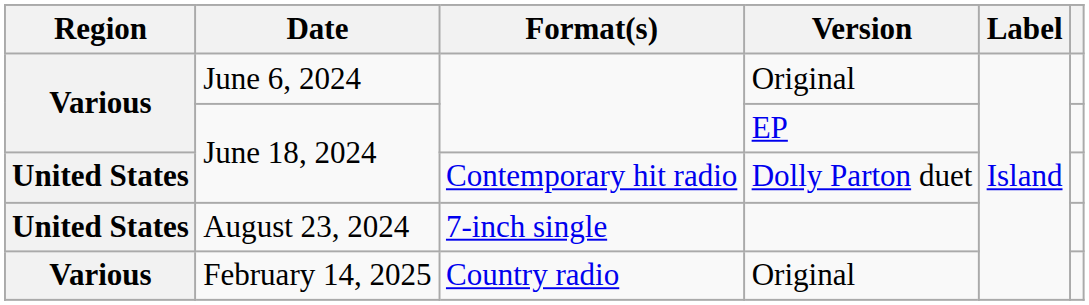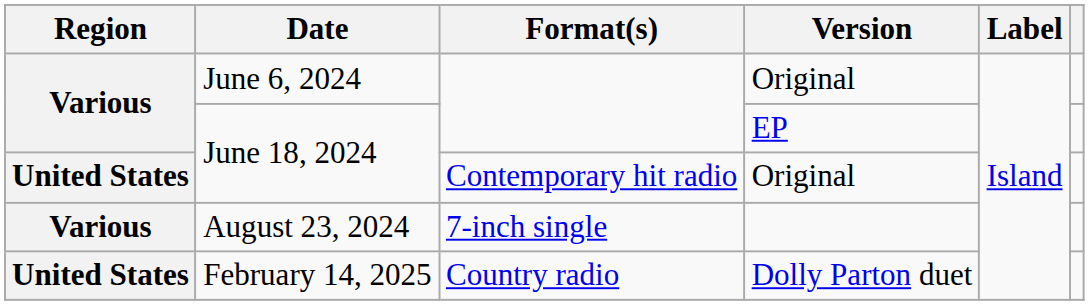(862, 176) Dolly Parton duet -> (803, 176) Original
(100, 226) United States -> (100, 226) Various
(100, 275) Various -> (100, 275) United States
(803, 275) Original -> (862, 275) Dolly Parton duet
